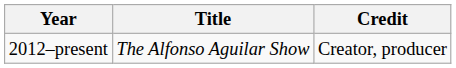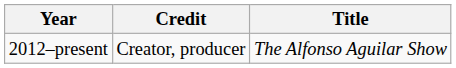columns swapped: (213, 19) <-> (382, 19)
